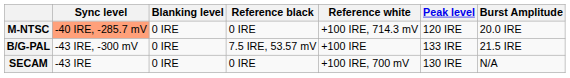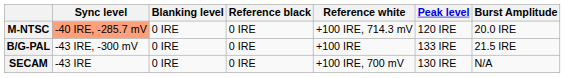(273, 47) 7.5 IRE, 53.57 mV -> (242, 47) 0 IRE
